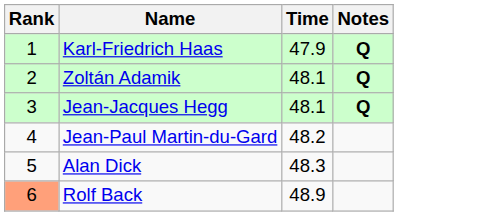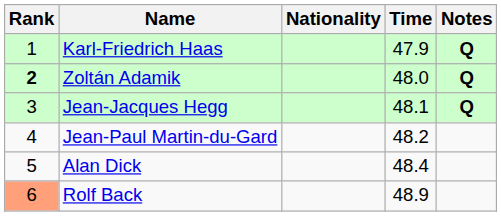+ column: (333, 19)
(32, 78) normal -> (32, 78) bold
(307, 78) 48.1 -> (411, 78) 48.0
(307, 166) 48.3 -> (411, 166) 48.4
